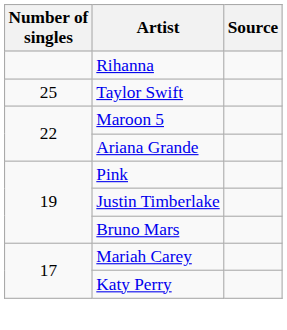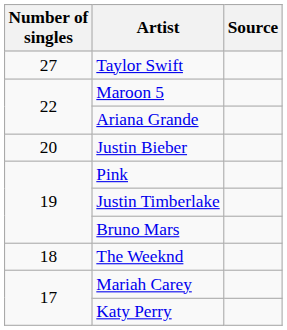- row: (125, 65)
(48, 92) 25 -> (48, 65) 27
+ row: (142, 147)
+ row: (140, 256)
